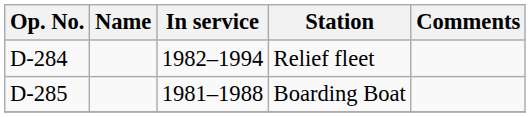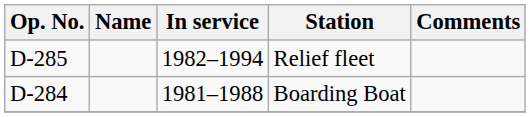(39, 58) D-284 -> (39, 58) D-285
(39, 93) D-285 -> (39, 93) D-284
